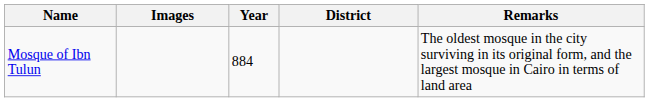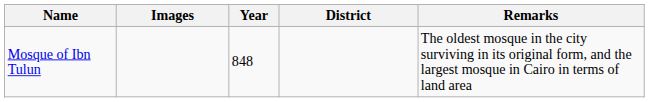(242, 61) 884 -> (242, 61) 848
